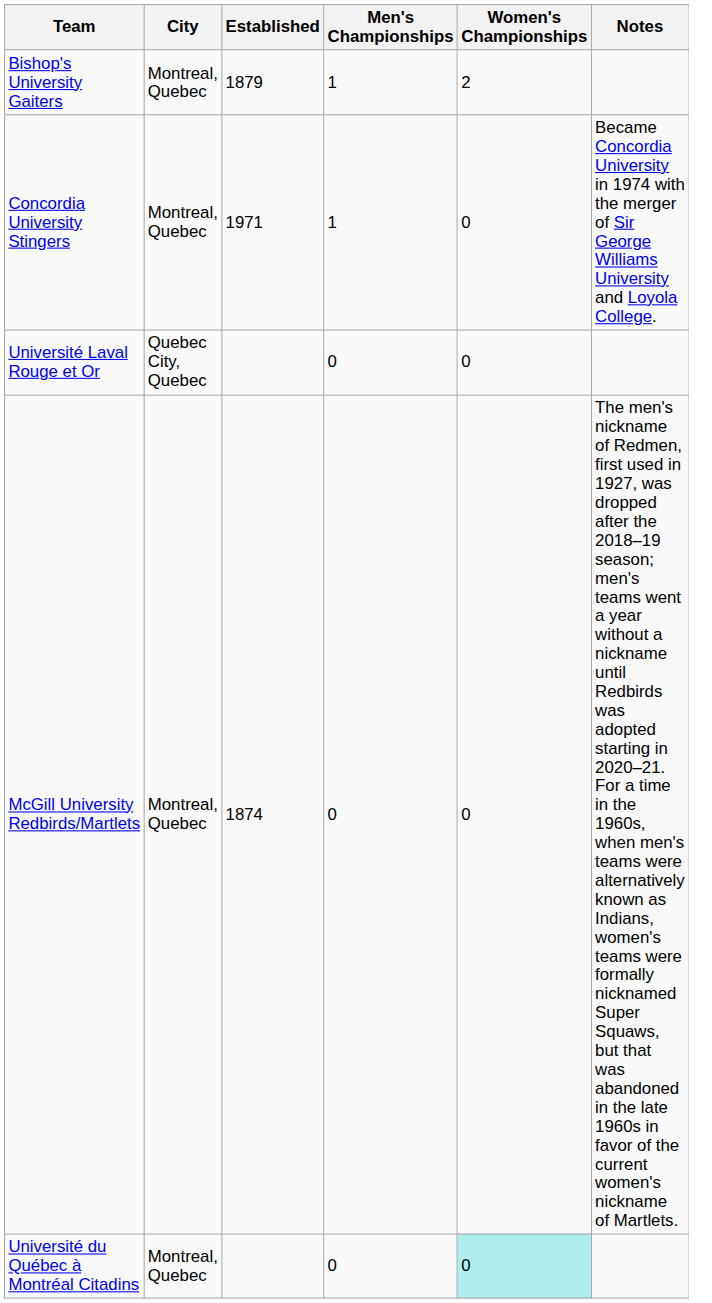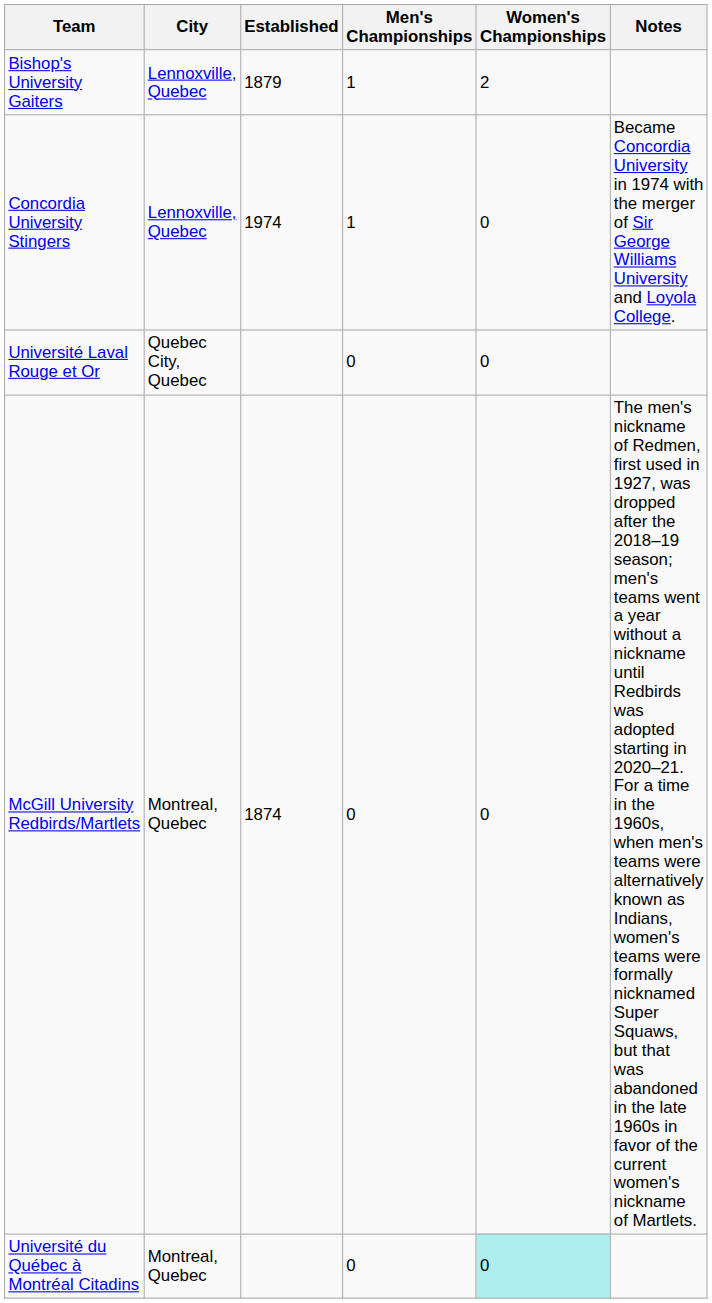(183, 82) Montreal, Quebec -> (192, 82) Lennoxville, Quebec
(183, 222) Montreal, Quebec -> (192, 222) Lennoxville, Quebec
(244, 222) 1971 -> (263, 222) 1974
